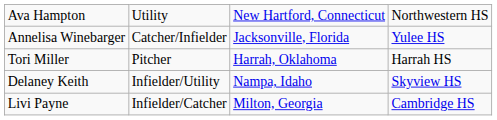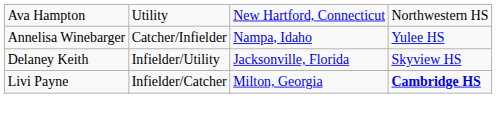(291, 37) Jacksonville, Florida -> (273, 37) Nampa, Idaho
- row: (38, 59)
(273, 81) Nampa, Idaho -> (291, 59) Jacksonville, Florida
(433, 103) normal -> (436, 81) bold
